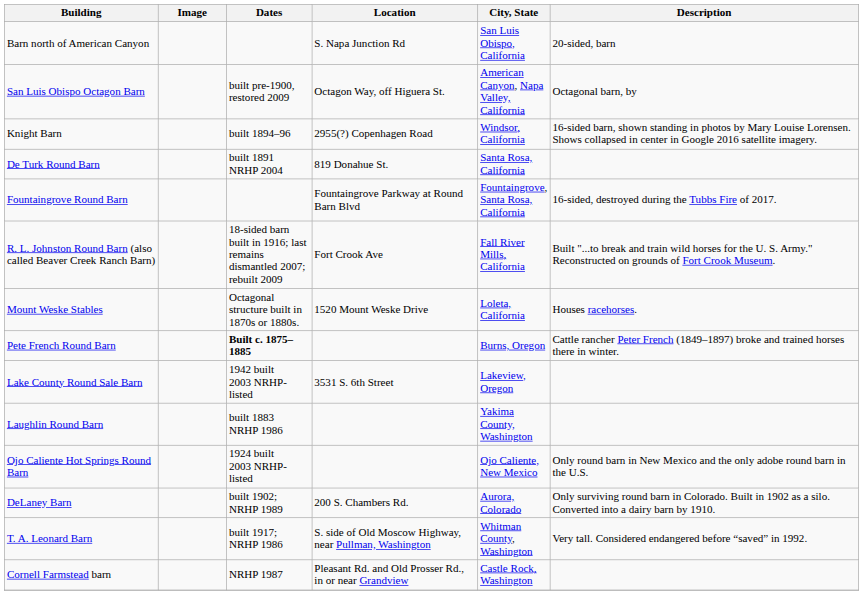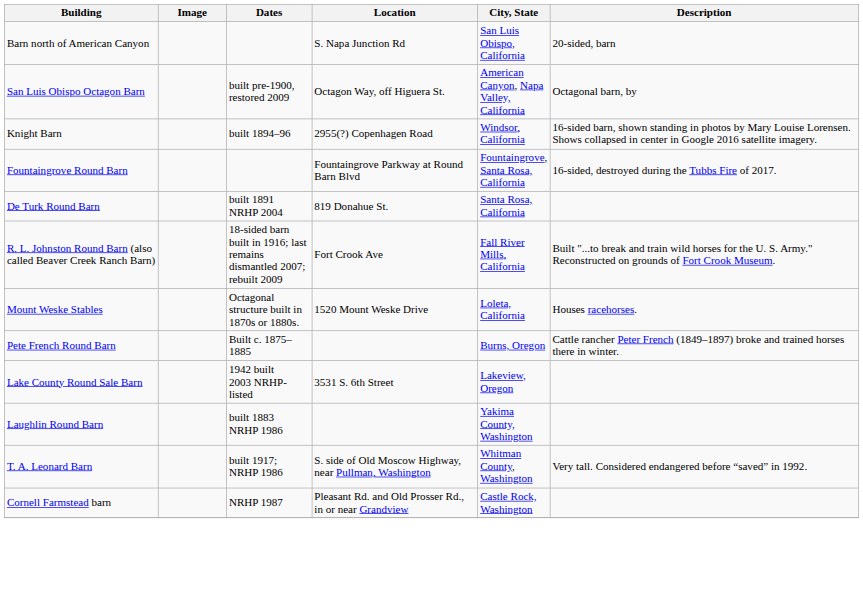rows swapped: (67, 200) <-> (53, 164)
(261, 345) bold -> (260, 345) normal
- row: (79, 466)
- row: (39, 502)
